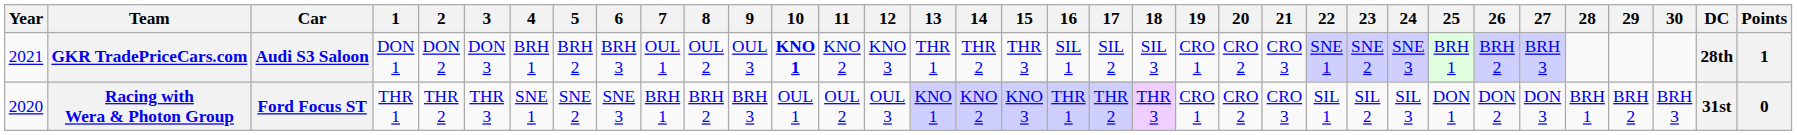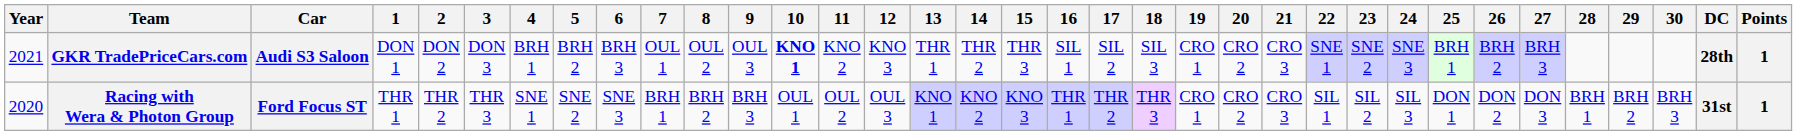(1764, 105) 0 -> (1764, 105) 1
